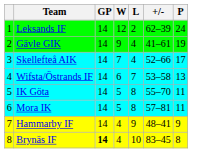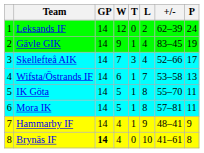+ column: (134, 12)
(158, 44) 41–61 -> (170, 44) 83–45
(158, 140) 83–45 -> (170, 140) 41–61
